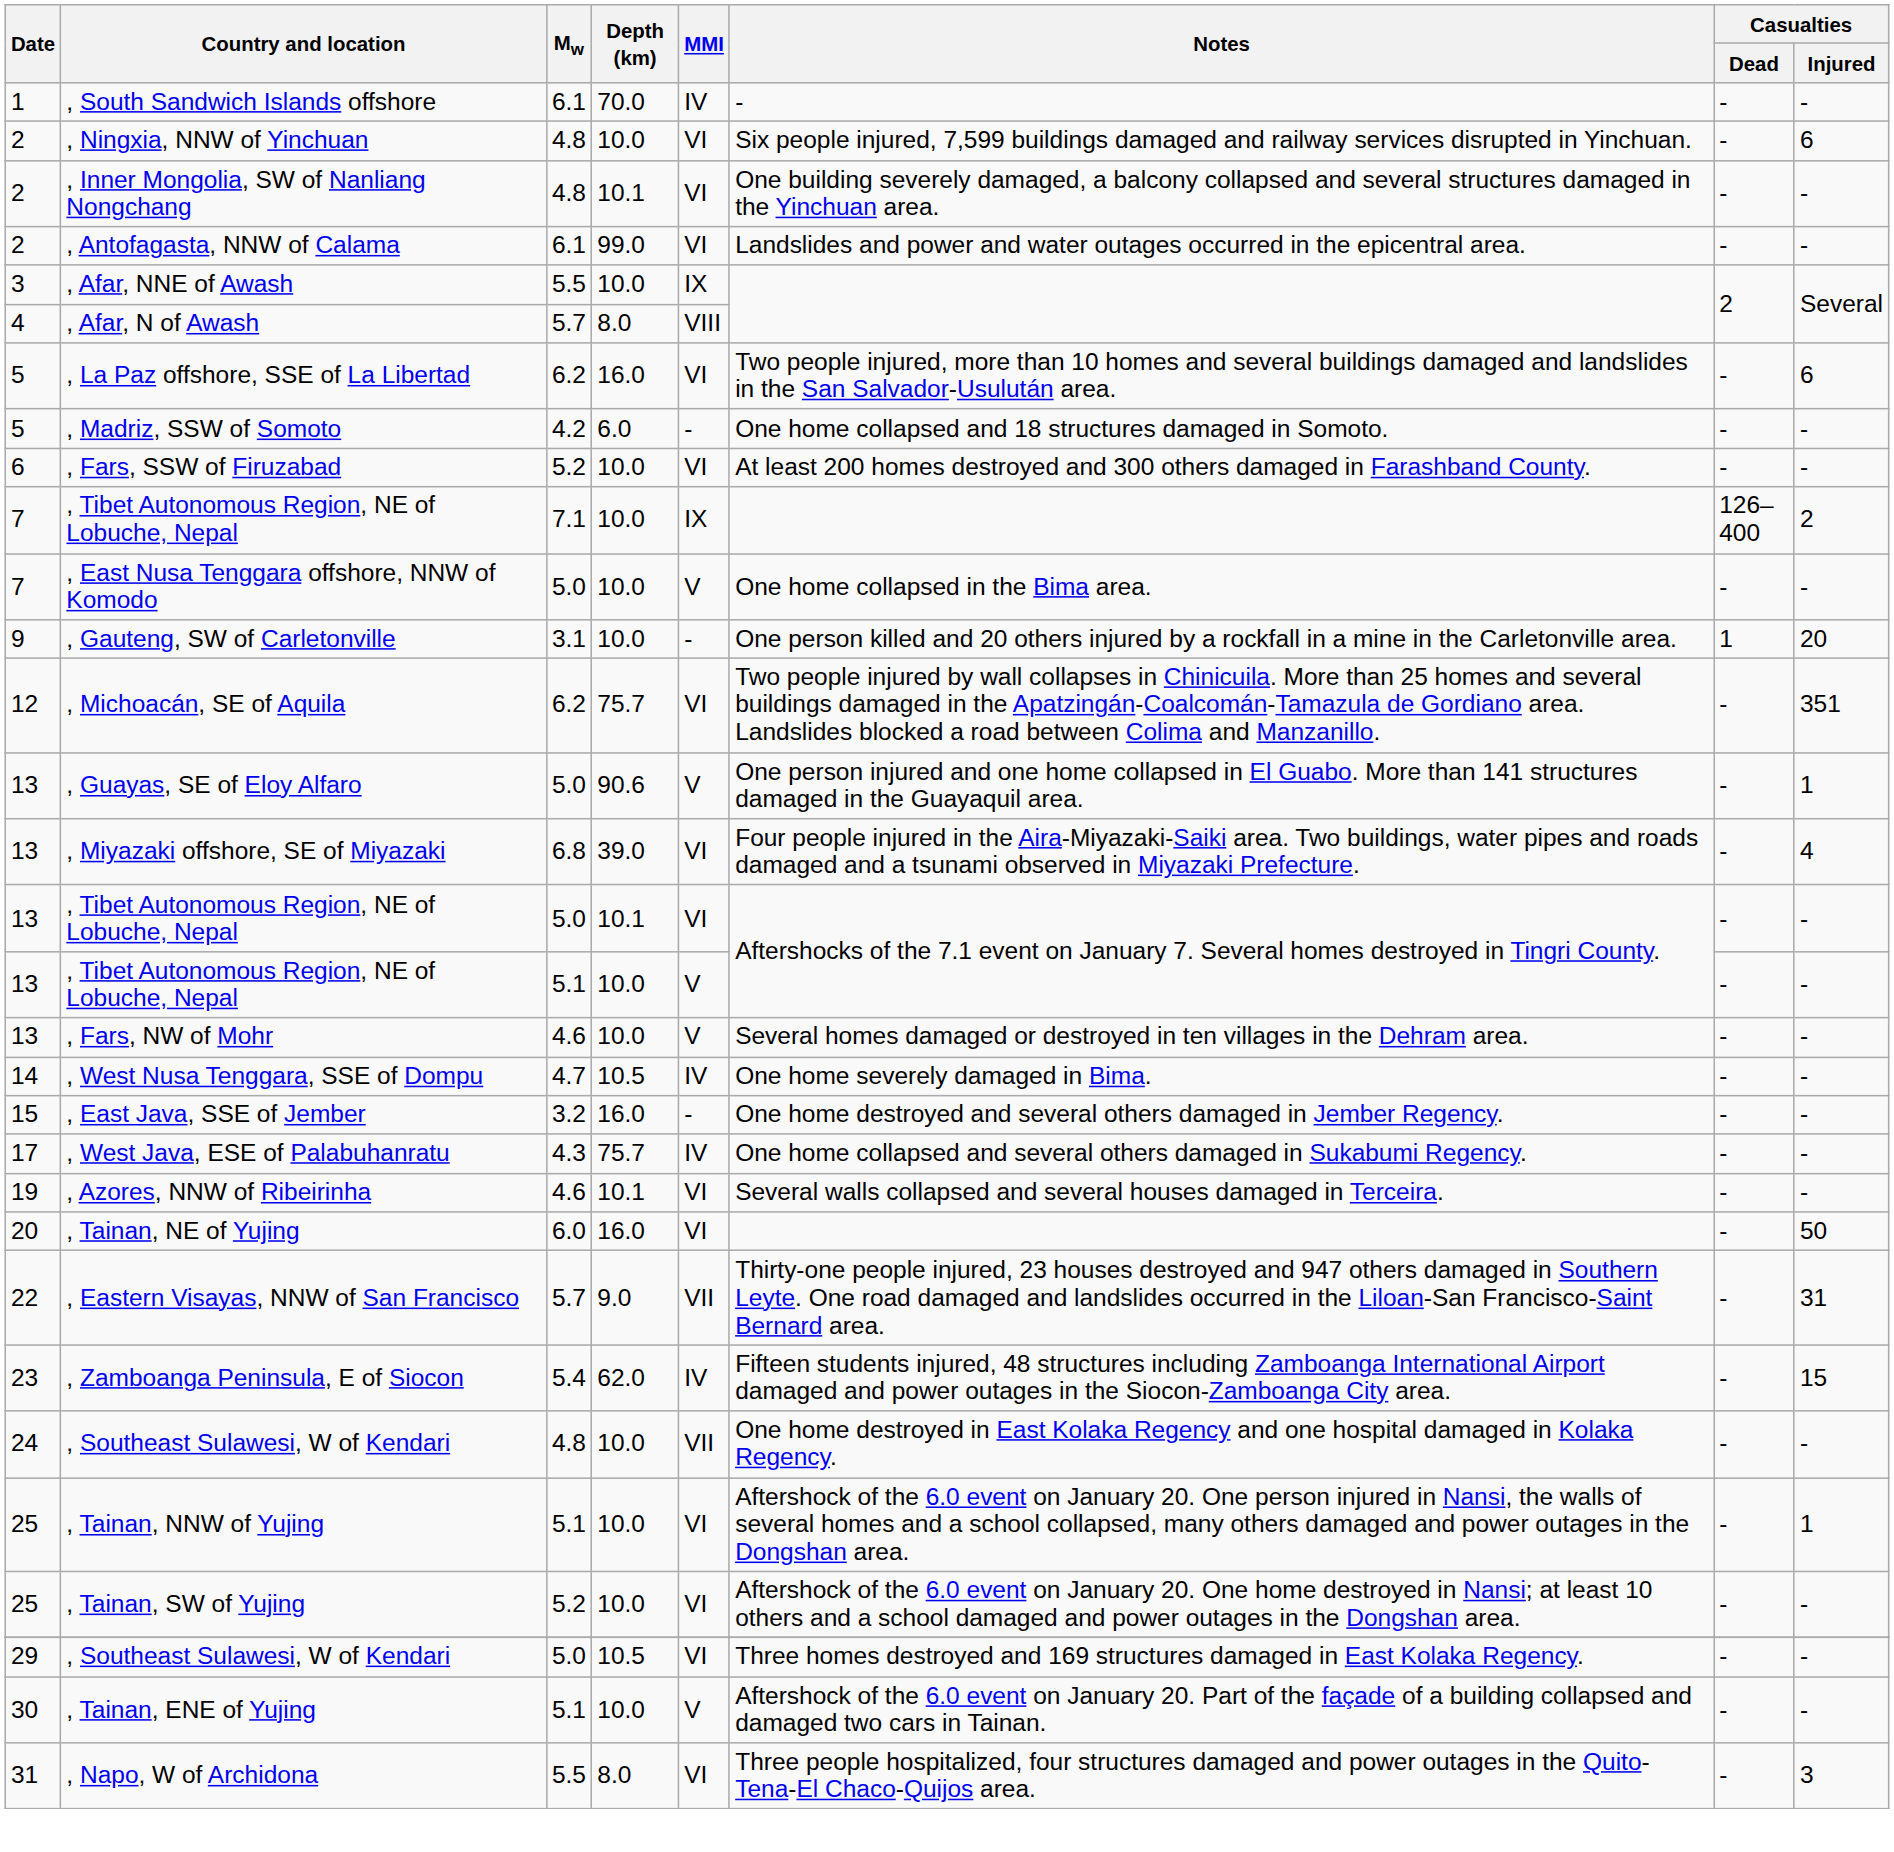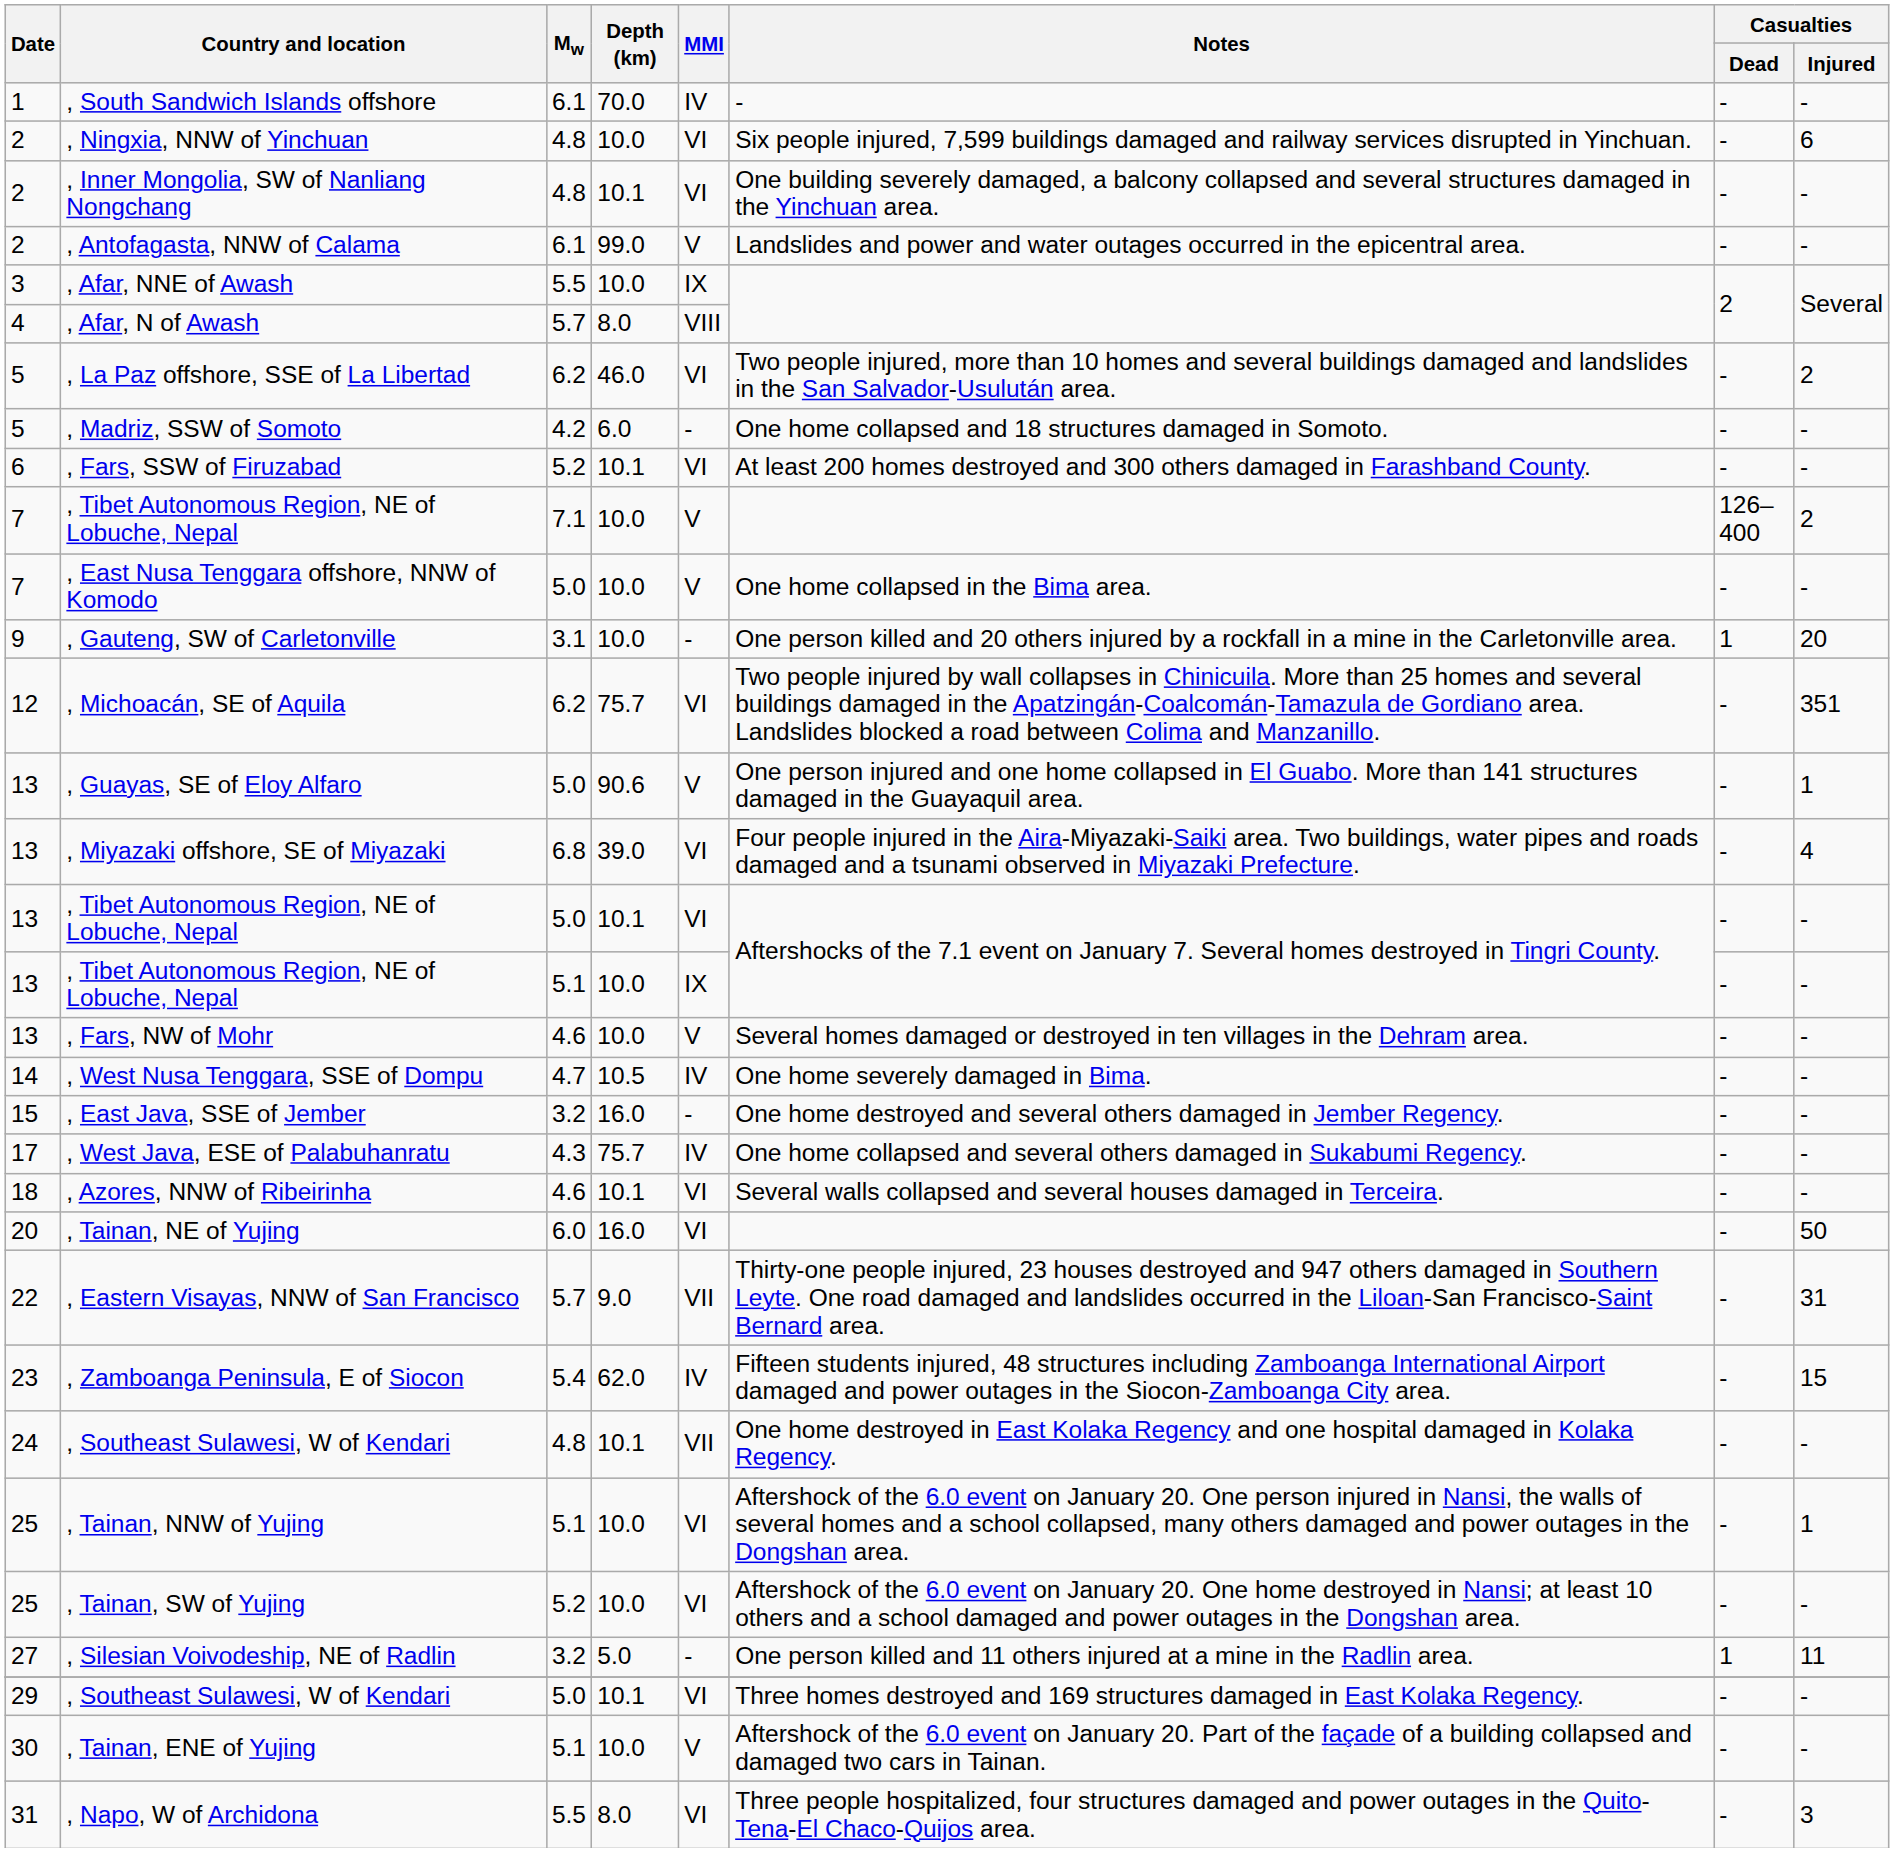(696, 245) VI -> (692, 245) V
(621, 375) 16.0 -> (621, 375) 46.0
(1807, 375) 6 -> (1807, 375) 2
(621, 467) 10.0 -> (621, 467) 10.1
(696, 519) IX -> (692, 519) V
(692, 984) V -> (696, 984) IX
(25, 1192) 19 -> (25, 1192) 18
(621, 1443) 10.0 -> (621, 1443) 10.1
+ row: (261, 1656)
(621, 1656) 10.5 -> (621, 1695) 10.1
